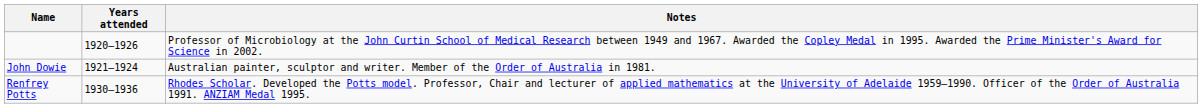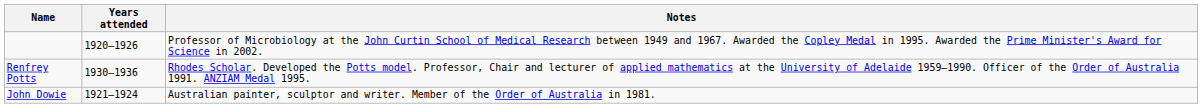rows swapped: (36, 67) <-> (28, 89)
